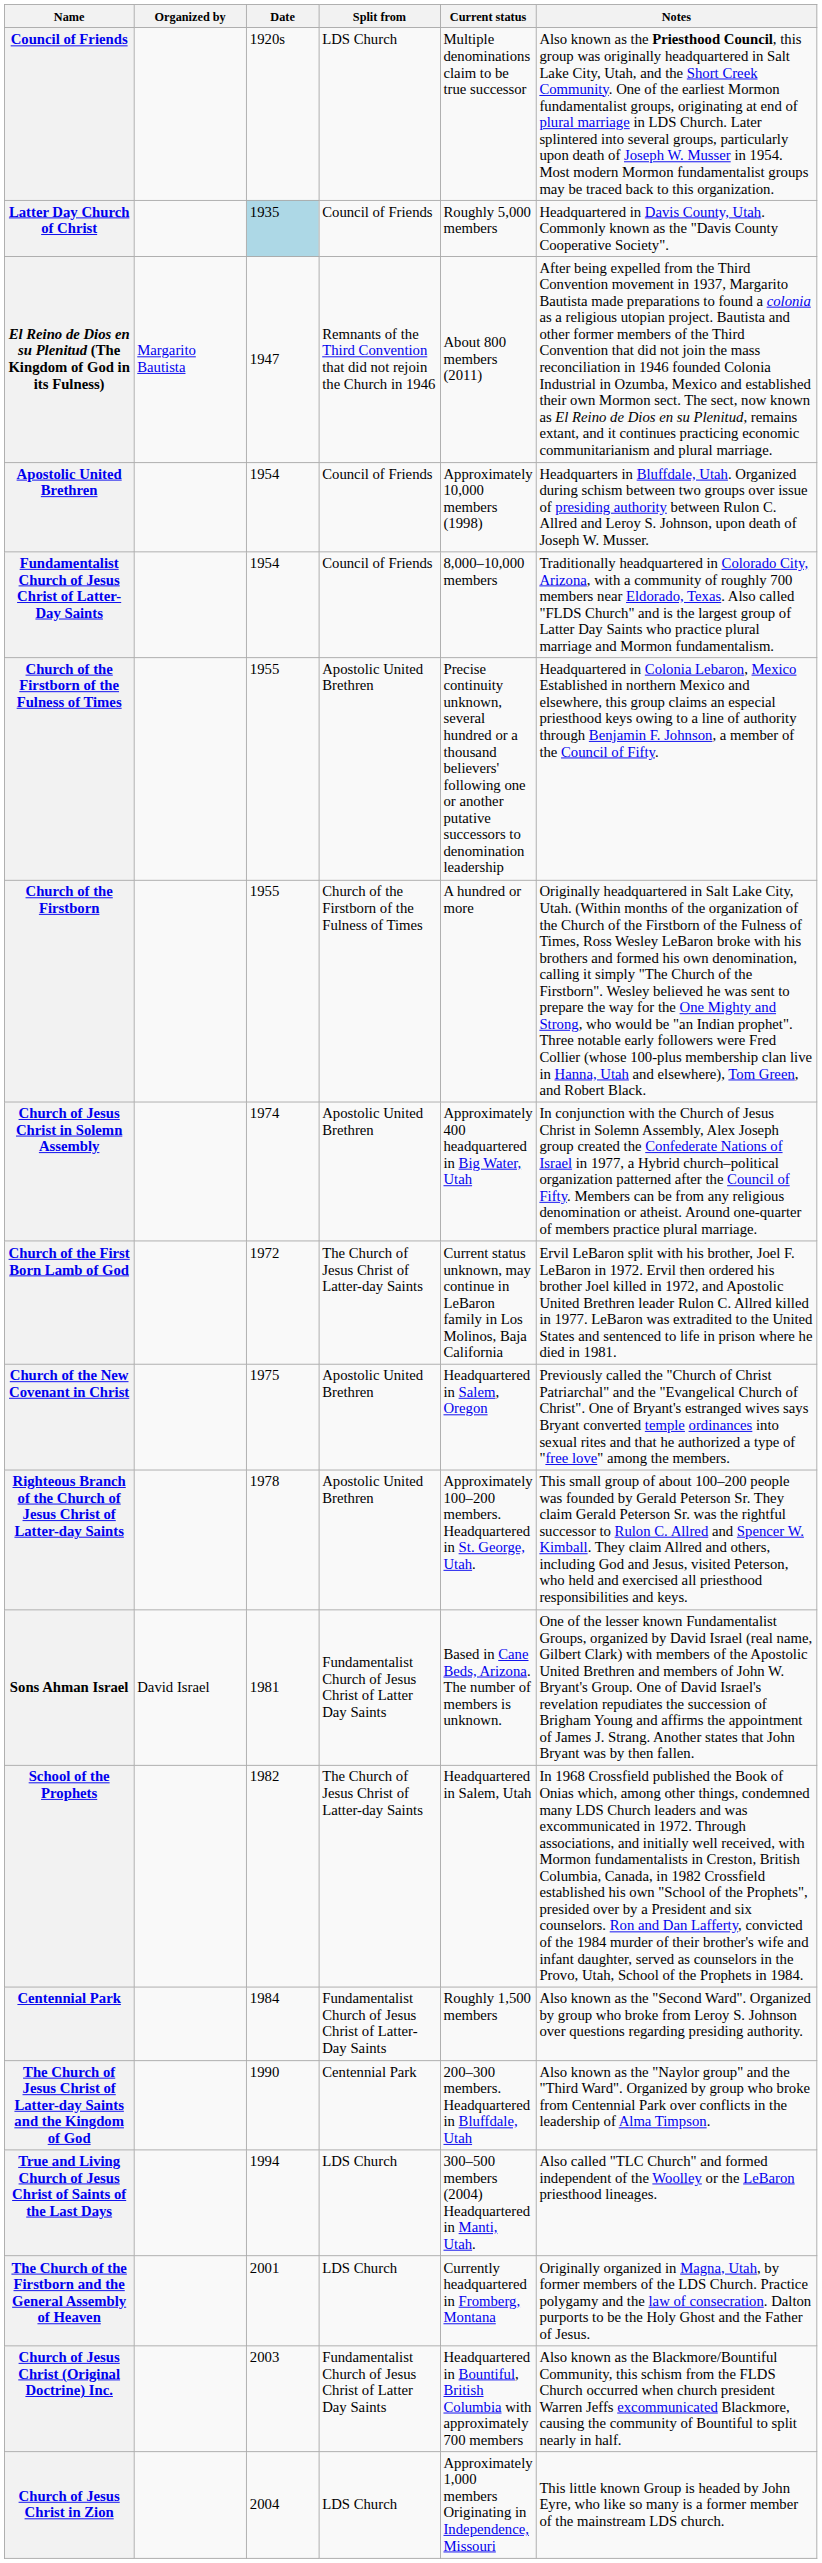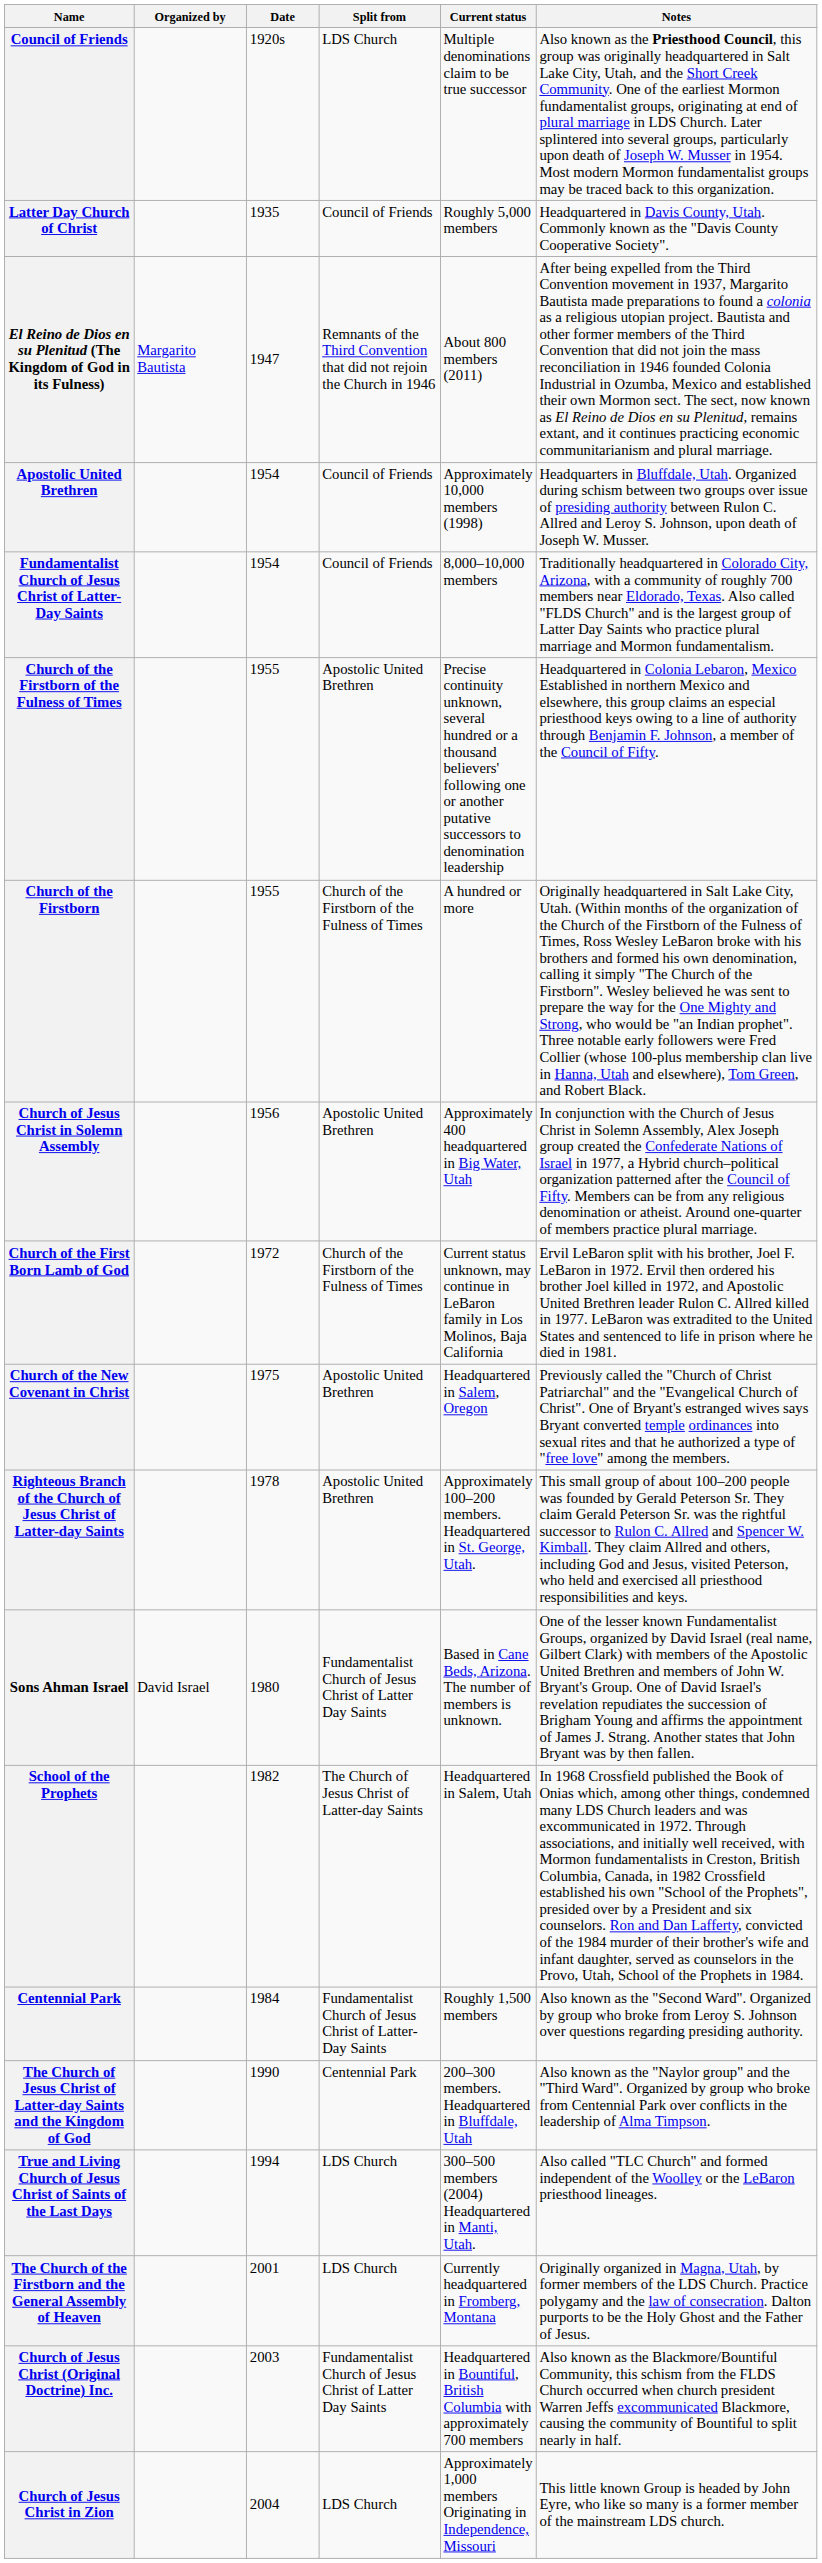(265, 211) lightblue background -> (265, 211) no background
(265, 1113) 1974 -> (265, 1113) 1956
(373, 1269) The Church of Jesus Christ of Latter-day Saints -> (373, 1269) Church of the Firstborn of the Fulness of Times
(265, 1687) 1981 -> (265, 1687) 1980
